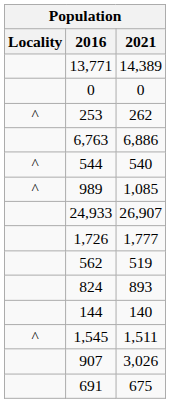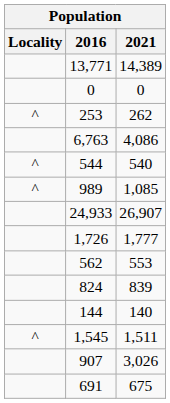(141, 139) 6,886 -> (141, 139) 4,086
(141, 262) 519 -> (141, 262) 553
(141, 287) 893 -> (141, 287) 839
